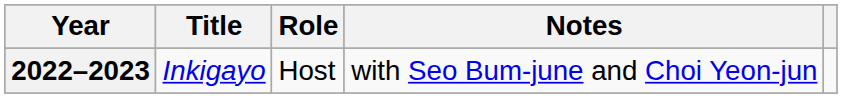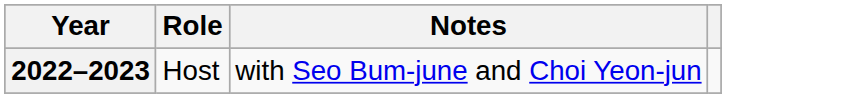- column: (214, 26)
